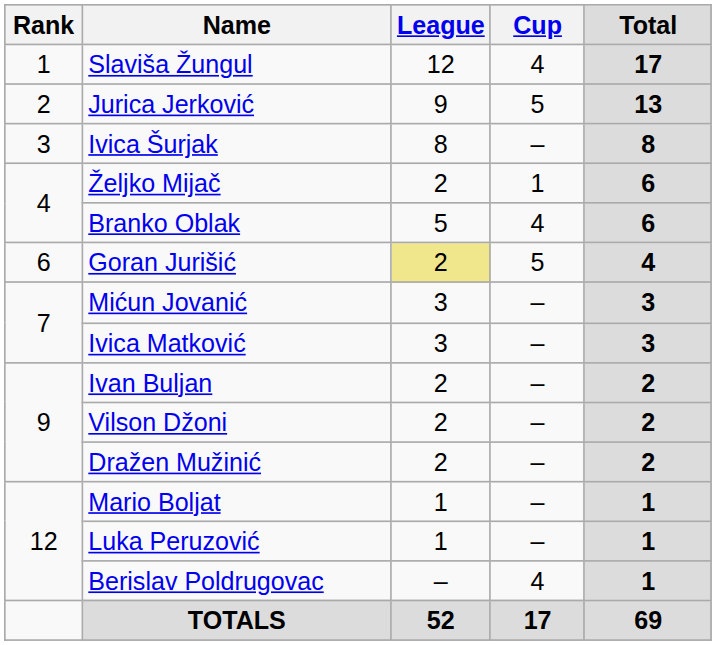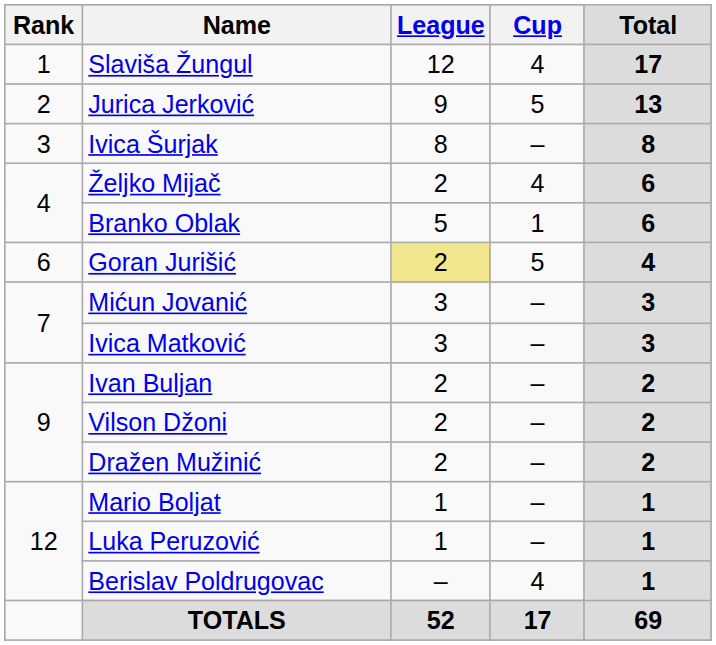(538, 184) 1 -> (538, 184) 4
(538, 223) 4 -> (538, 223) 1
